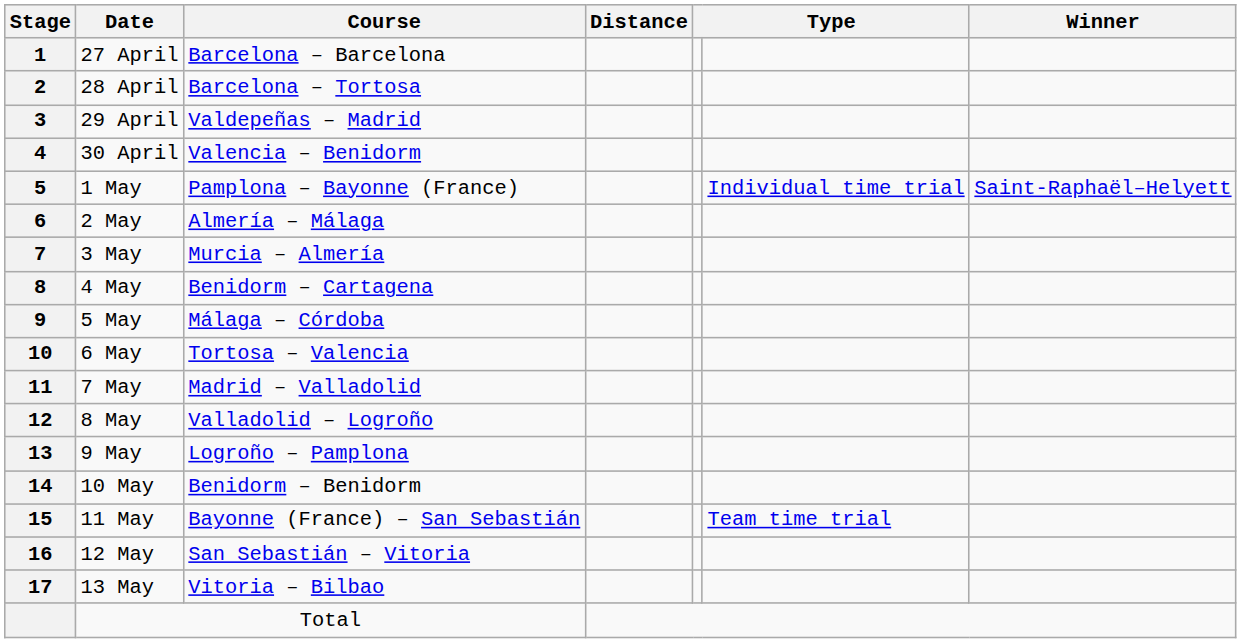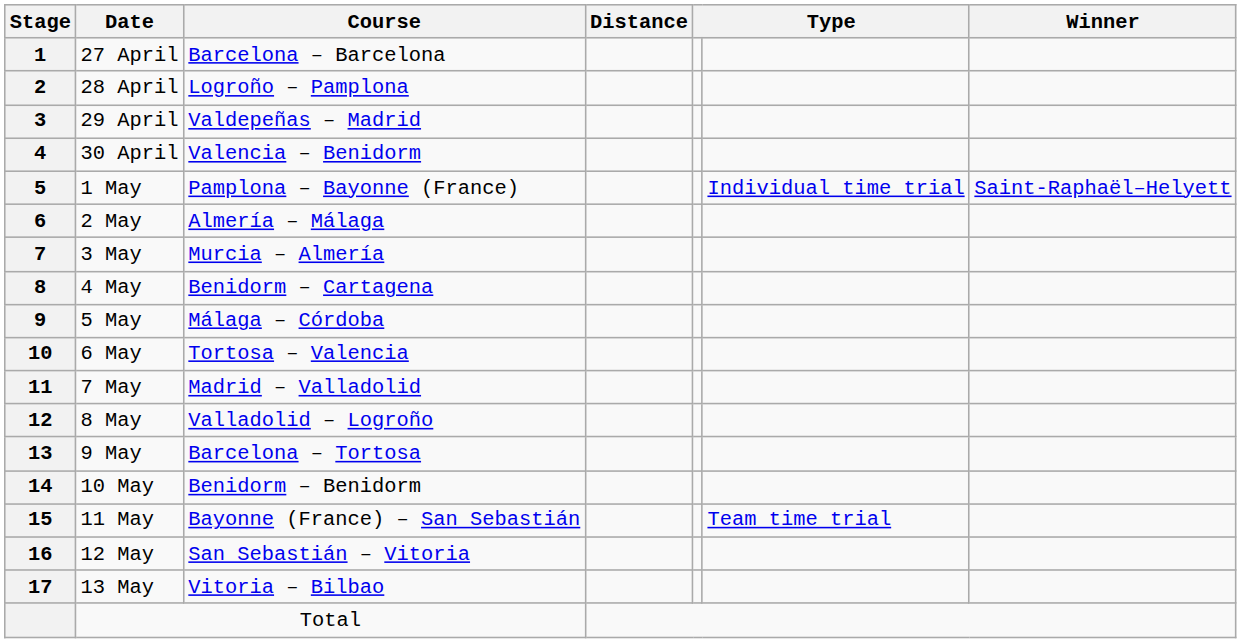(305, 88) Barcelona – Tortosa -> (299, 88) Logroño – Pamplona
(299, 454) Logroño – Pamplona -> (305, 454) Barcelona – Tortosa
